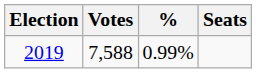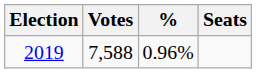(168, 51) 0.99% -> (168, 51) 0.96%
